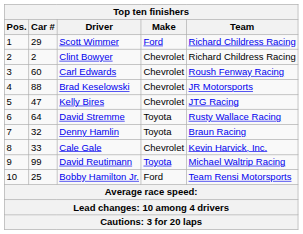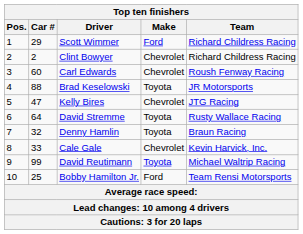(164, 87) Chevrolet -> (157, 87) Toyota
